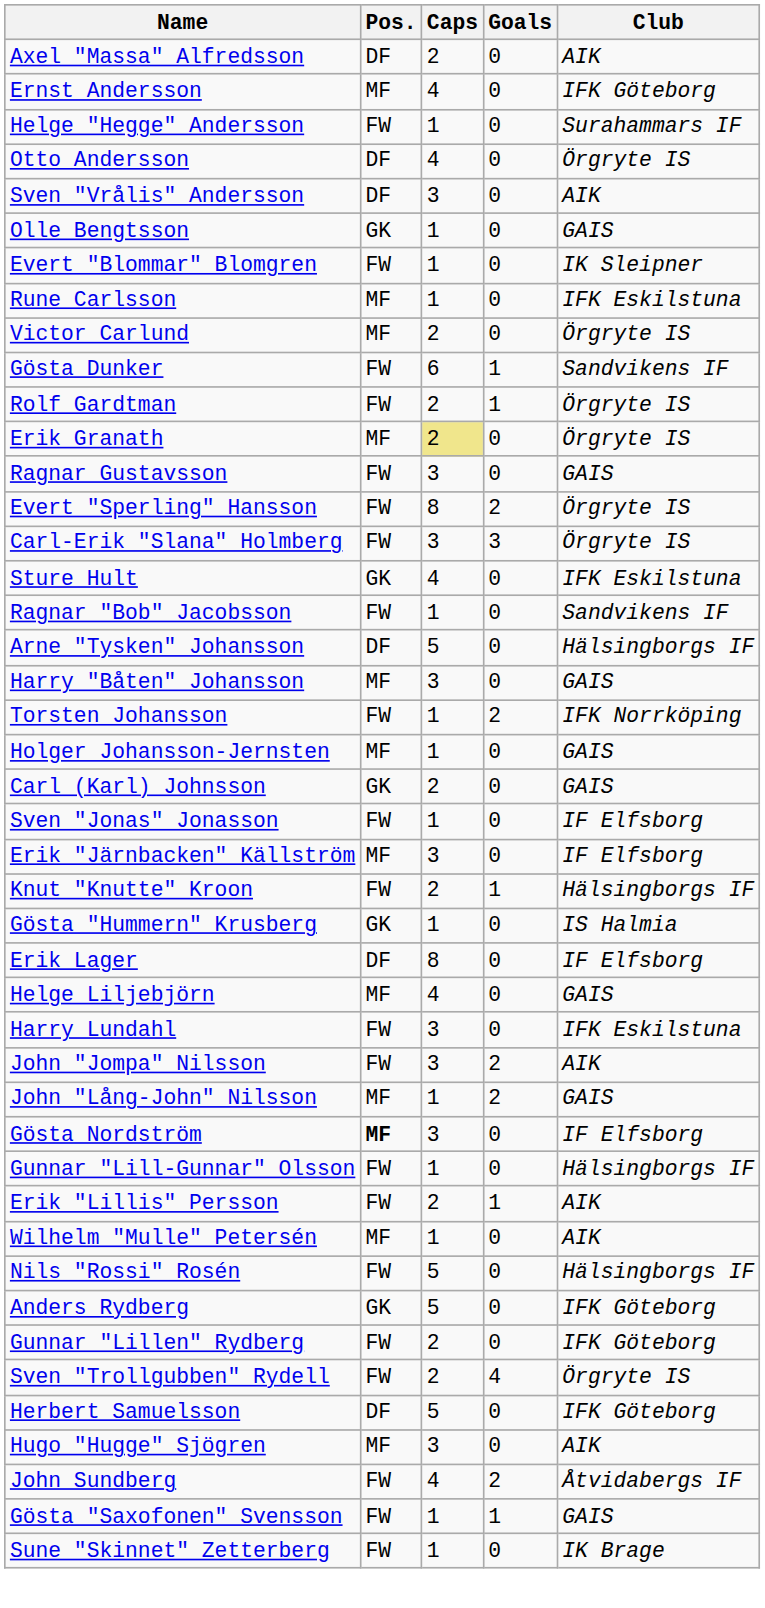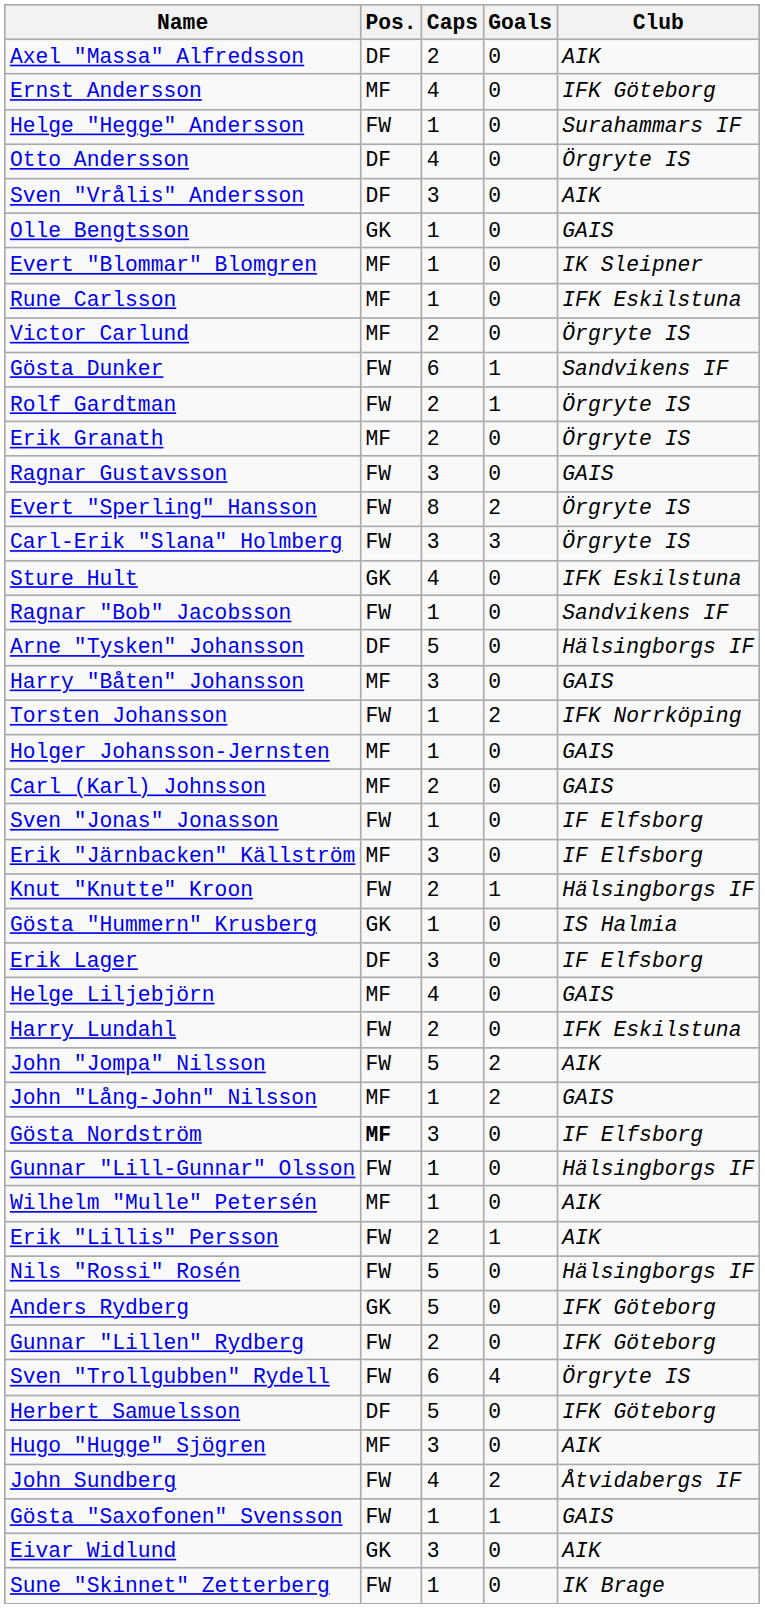(378, 265) FW -> (378, 265) MF
(433, 439) khaki background -> (433, 439) no background
(378, 787) GK -> (378, 787) MF
(433, 960) 8 -> (433, 960) 3
(433, 1030) 3 -> (433, 1030) 2
(433, 1065) 3 -> (433, 1065) 5
rows swapped: (144, 1204) <-> (163, 1238)
(433, 1377) 2 -> (433, 1377) 6
+ row: (93, 1551)
